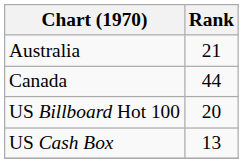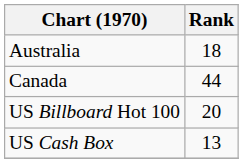(211, 50) 21 -> (211, 50) 18
